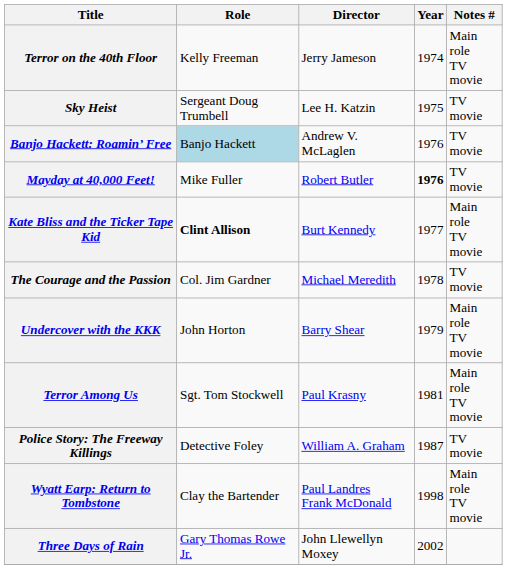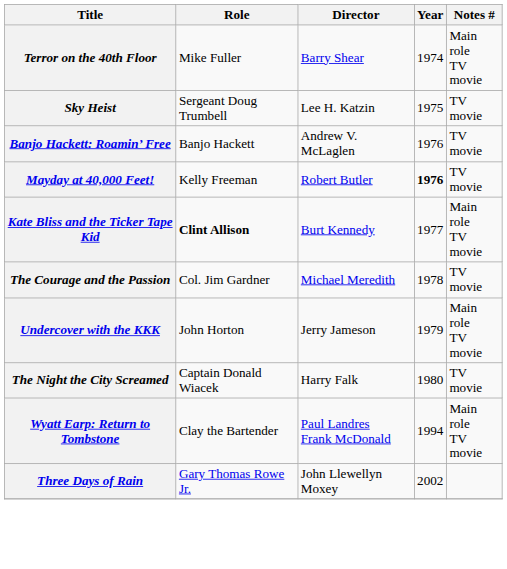(219, 57) Kelly Freeman -> (210, 57) Mike Fuller
(339, 57) Jerry Jameson -> (332, 57) Barry Shear
(218, 143) lightblue background -> (217, 143) no background
(211, 179) Mike Fuller -> (218, 179) Kelly Freeman
(333, 330) Barry Shear -> (338, 330) Jerry Jameson
+ row: (90, 380)
- row: (91, 395)
- row: (91, 445)
(430, 496) 1998 -> (430, 430) 1994
